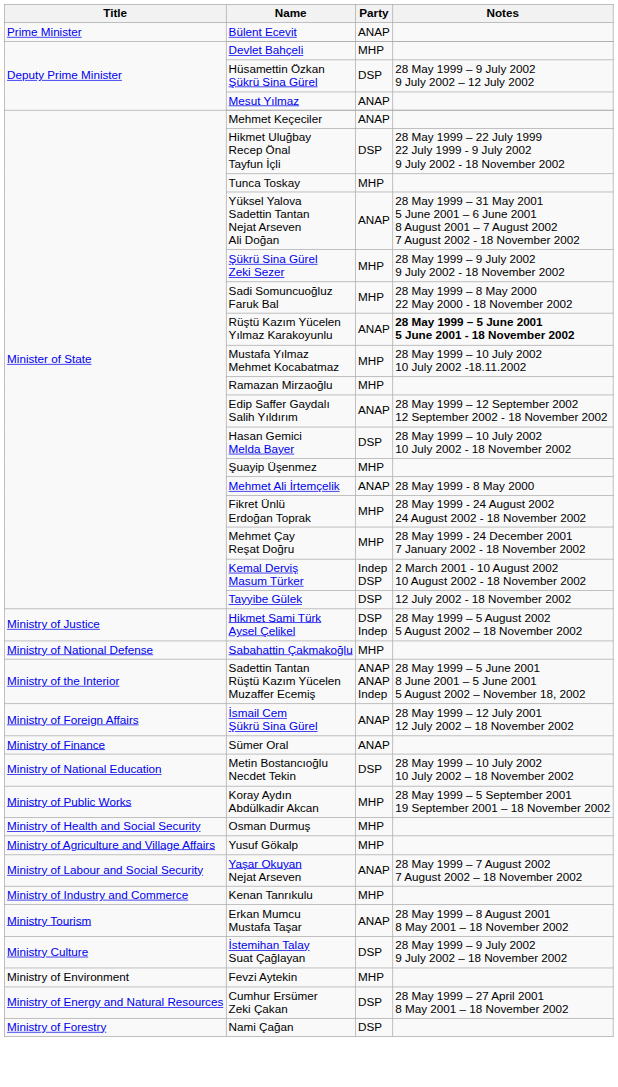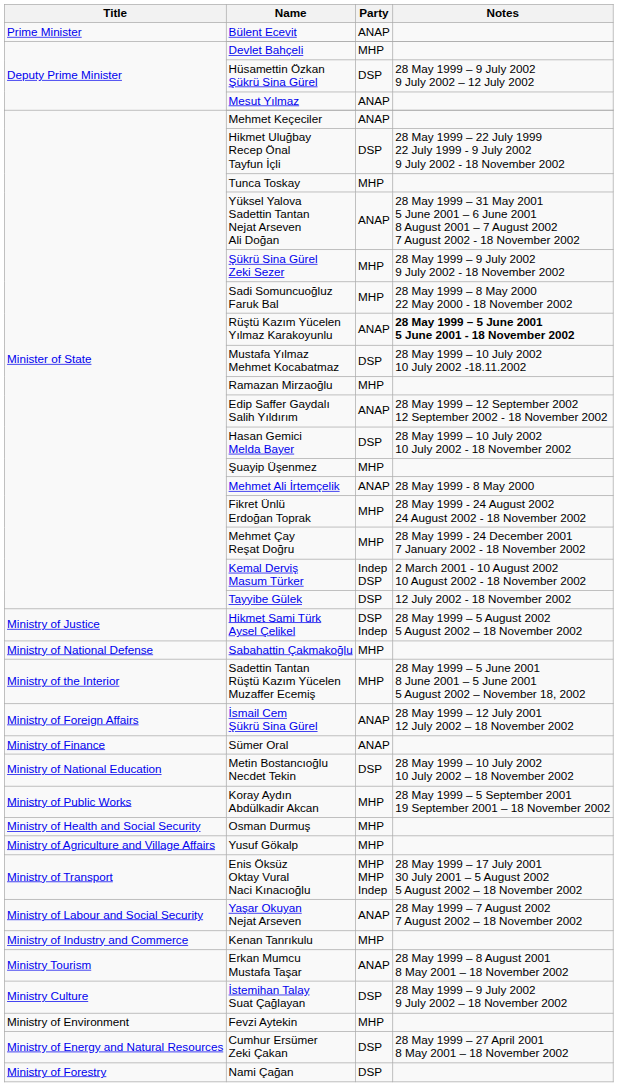(371, 360) MHP -> (370, 360) DSP
(374, 681) ANAP ANAP Indep -> (371, 681) MHP
+ row: (60, 877)
